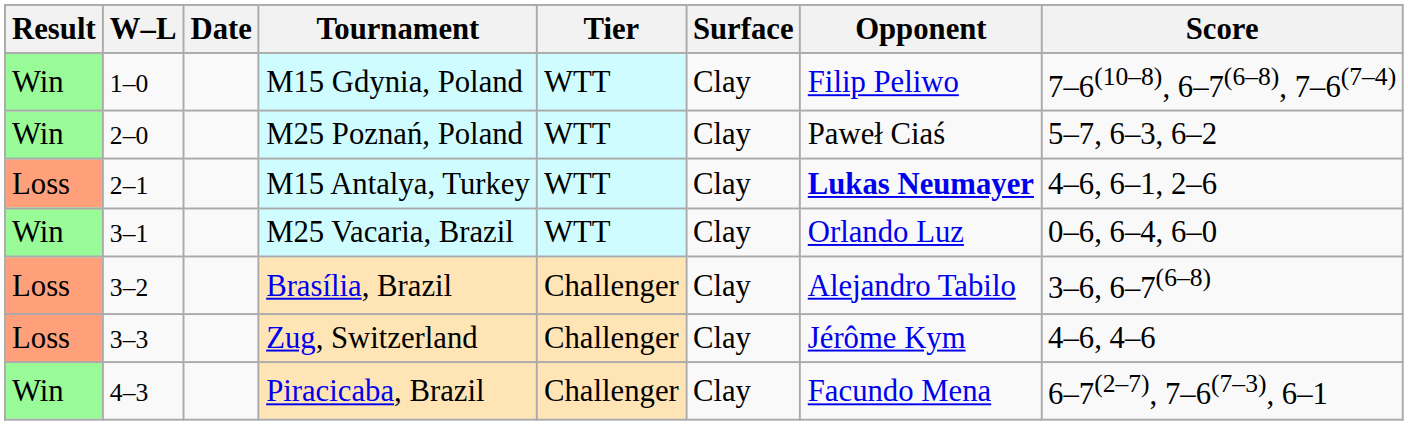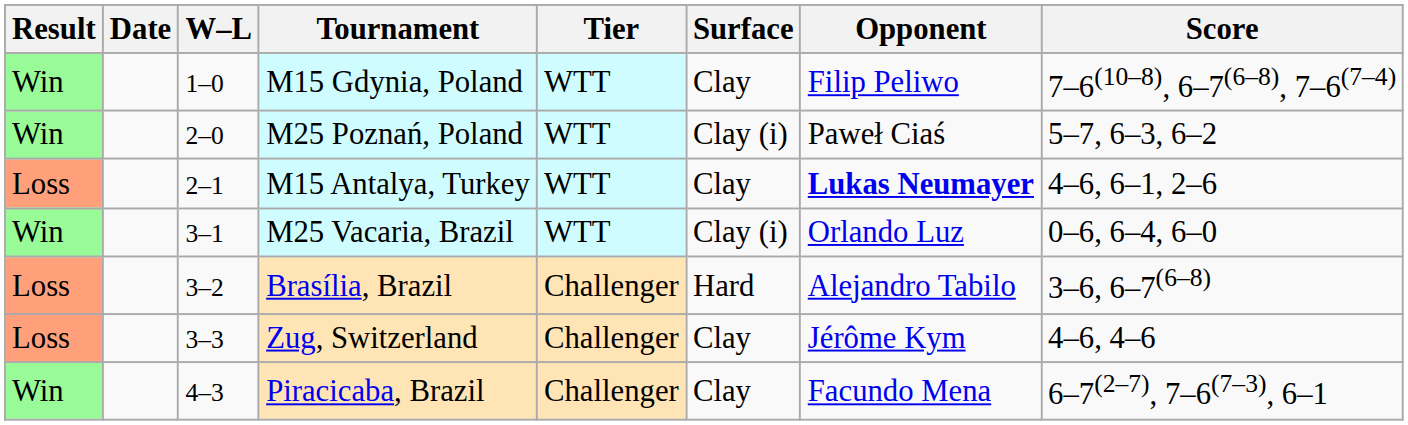columns swapped: (143, 28) <-> (221, 28)
(722, 134) Clay -> (740, 134) Clay (i)
(722, 232) Clay -> (740, 232) Clay (i)
(722, 284) Clay -> (724, 284) Hard
